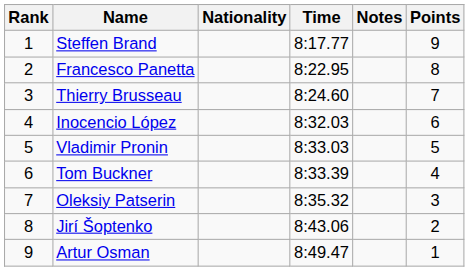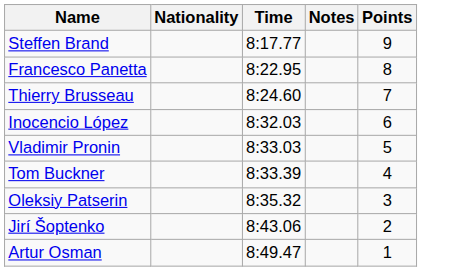- column: (28, 17)
